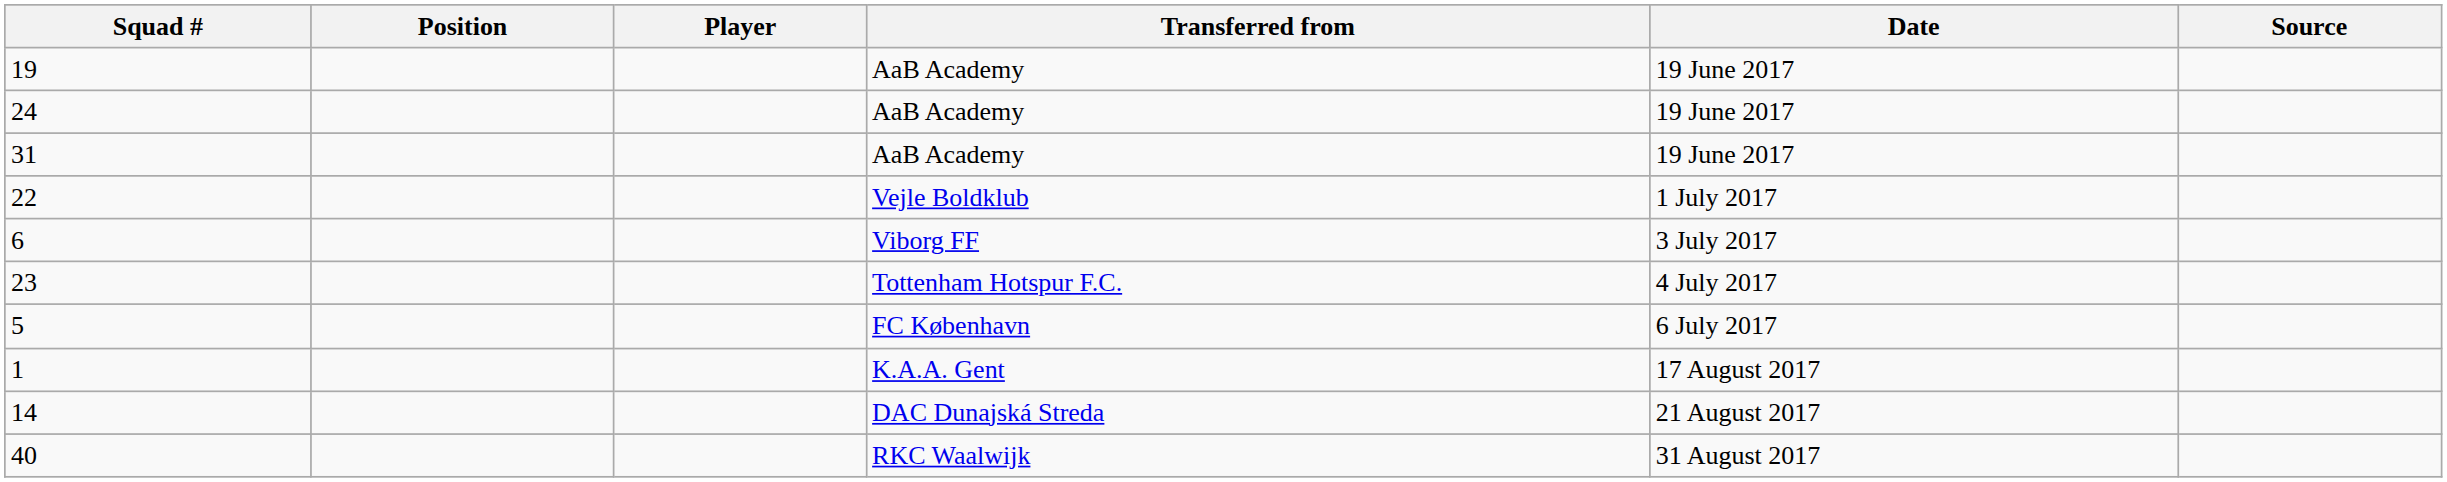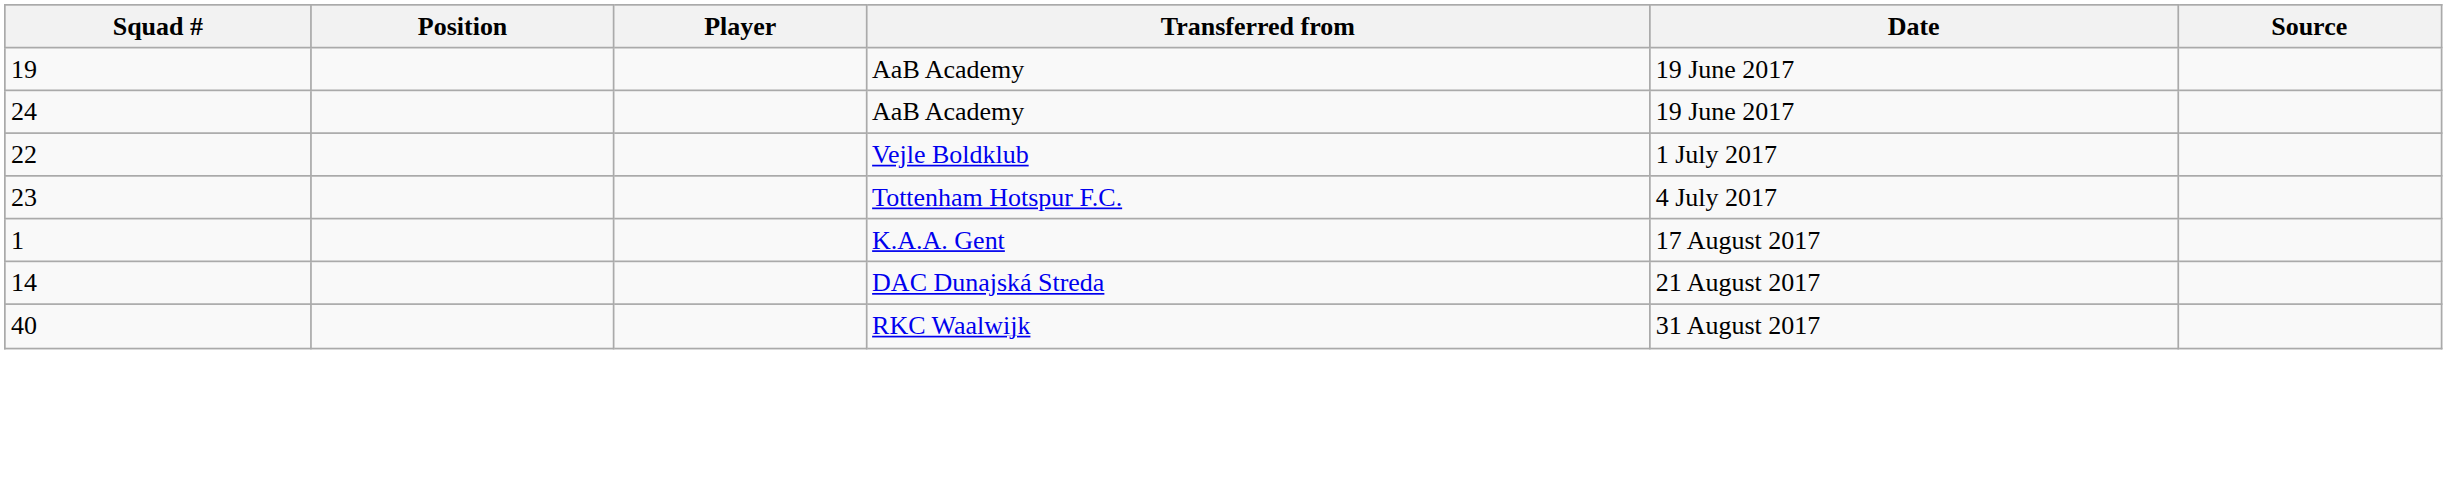- row: (24, 154)
- row: (17, 240)
- row: (17, 326)
